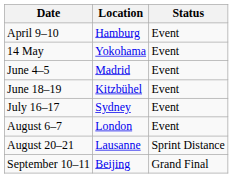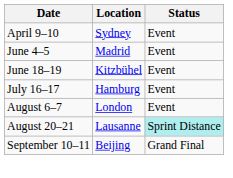(118, 32) Hamburg -> (113, 32) Sydney
- row: (25, 51)
(113, 107) Sydney -> (118, 88) Hamburg
(188, 145) no background -> (184, 126) paleturquoise background
